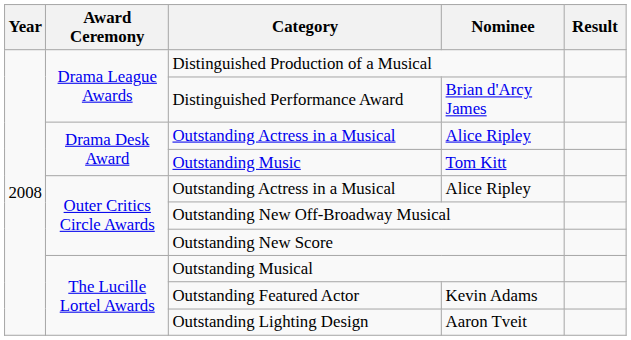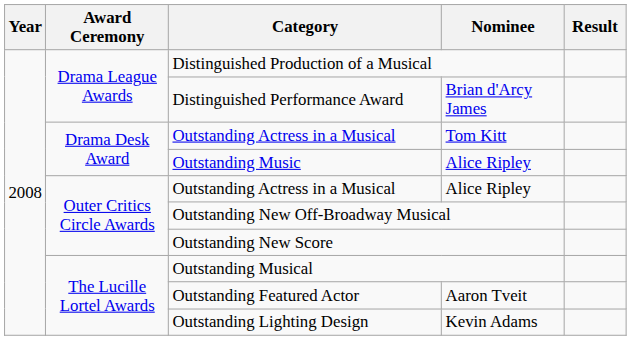(488, 135) Alice Ripley -> (476, 135) Tom Kitt
(476, 162) Tom Kitt -> (488, 162) Alice Ripley
(492, 295) Kevin Adams -> (486, 295) Aaron Tveit
(486, 322) Aaron Tveit -> (492, 322) Kevin Adams
